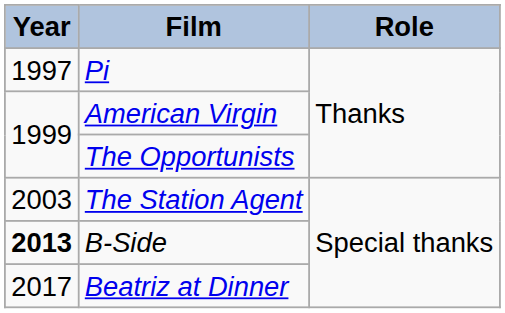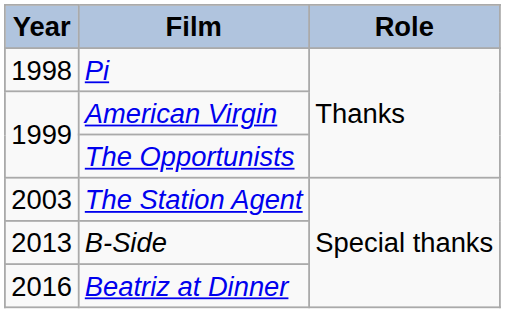(42, 70) 1997 -> (42, 70) 1998
(42, 243) bold -> (42, 243) normal
(42, 287) 2017 -> (42, 287) 2016
